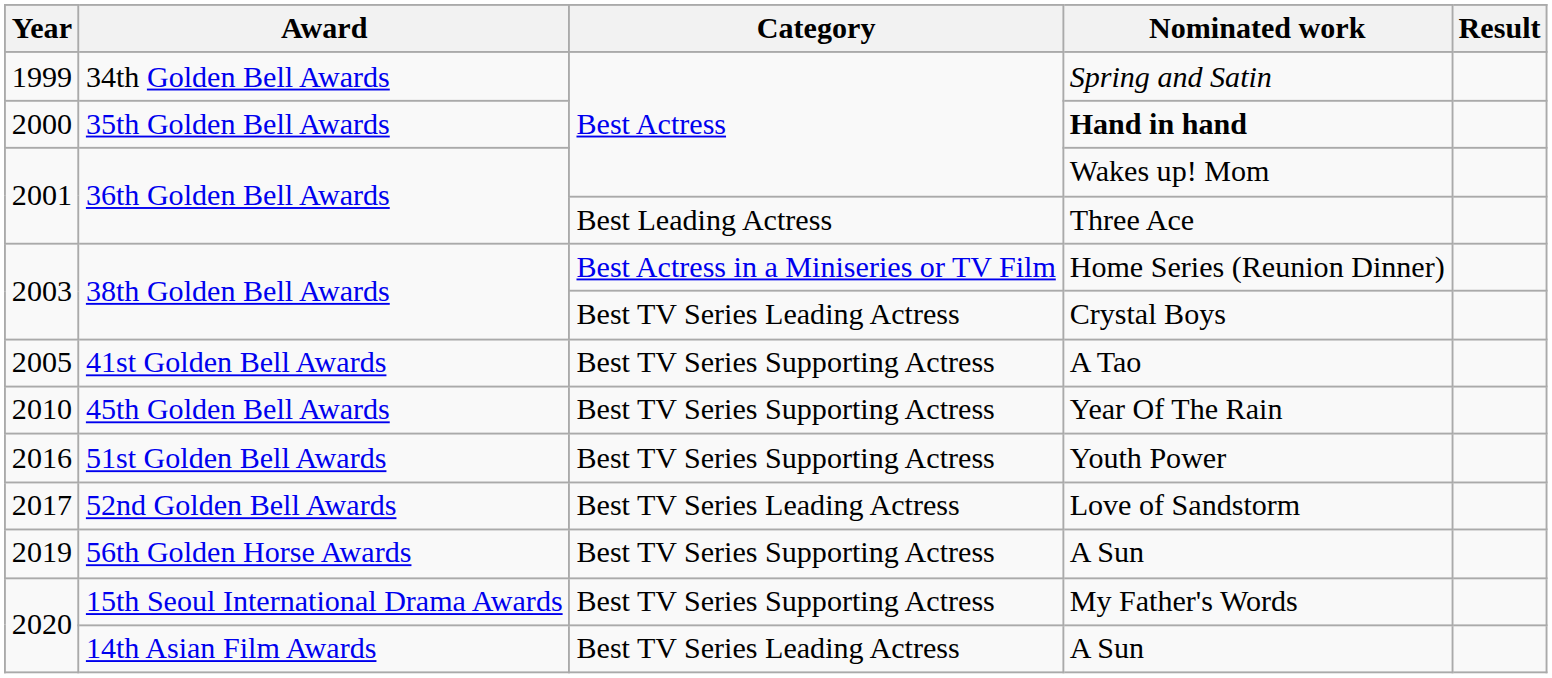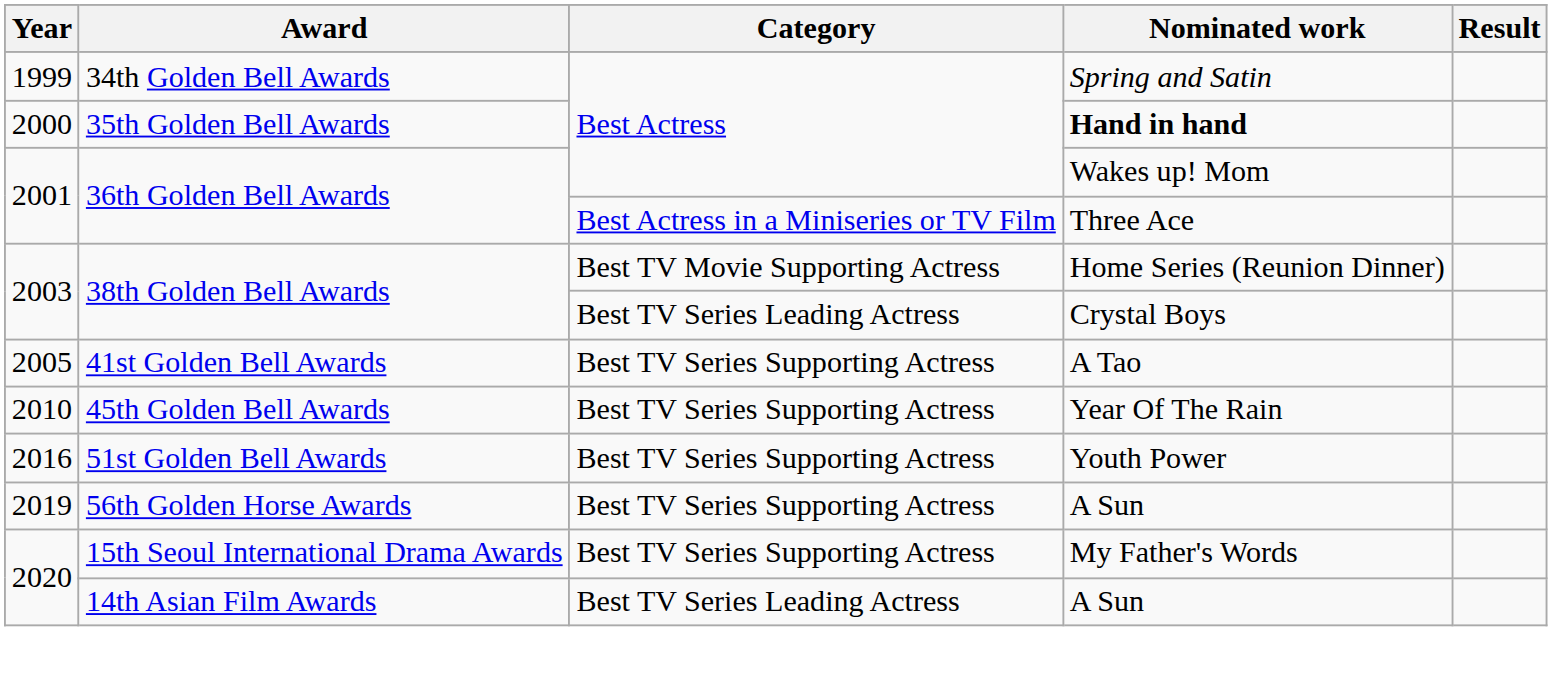(704, 219) Best Leading Actress -> (816, 219) Best Actress in a Miniseries or TV Film
(816, 266) Best Actress in a Miniseries or TV Film -> (788, 266) Best TV Movie Supporting Actress
- row: (241, 505)
